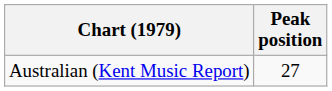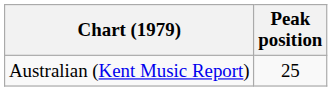(290, 70) 27 -> (290, 70) 25
